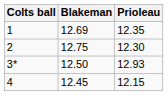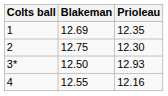(74, 82) 12.45 -> (74, 82) 12.55
(131, 82) 12.15 -> (131, 82) 12.16
